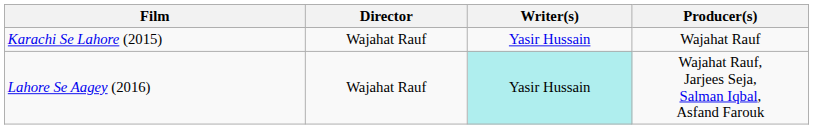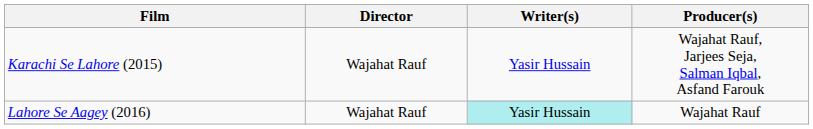(720, 39) Wajahat Rauf -> (720, 64) Wajahat Rauf, Jarjees Seja, Salman Iqbal, Asfand Farouk
(720, 87) Wajahat Rauf, Jarjees Seja, Salman Iqbal, Asfand Farouk -> (720, 112) Wajahat Rauf
